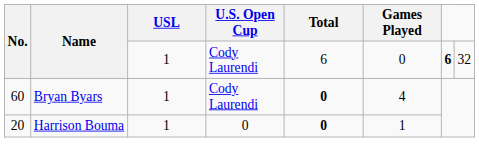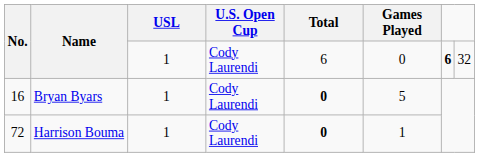(18, 96) 60 -> (18, 96) 16
(402, 96) 4 -> (402, 96) 5
(18, 125) 20 -> (18, 133) 72
(245, 125) 0 -> (233, 133) Cody Laurendi
